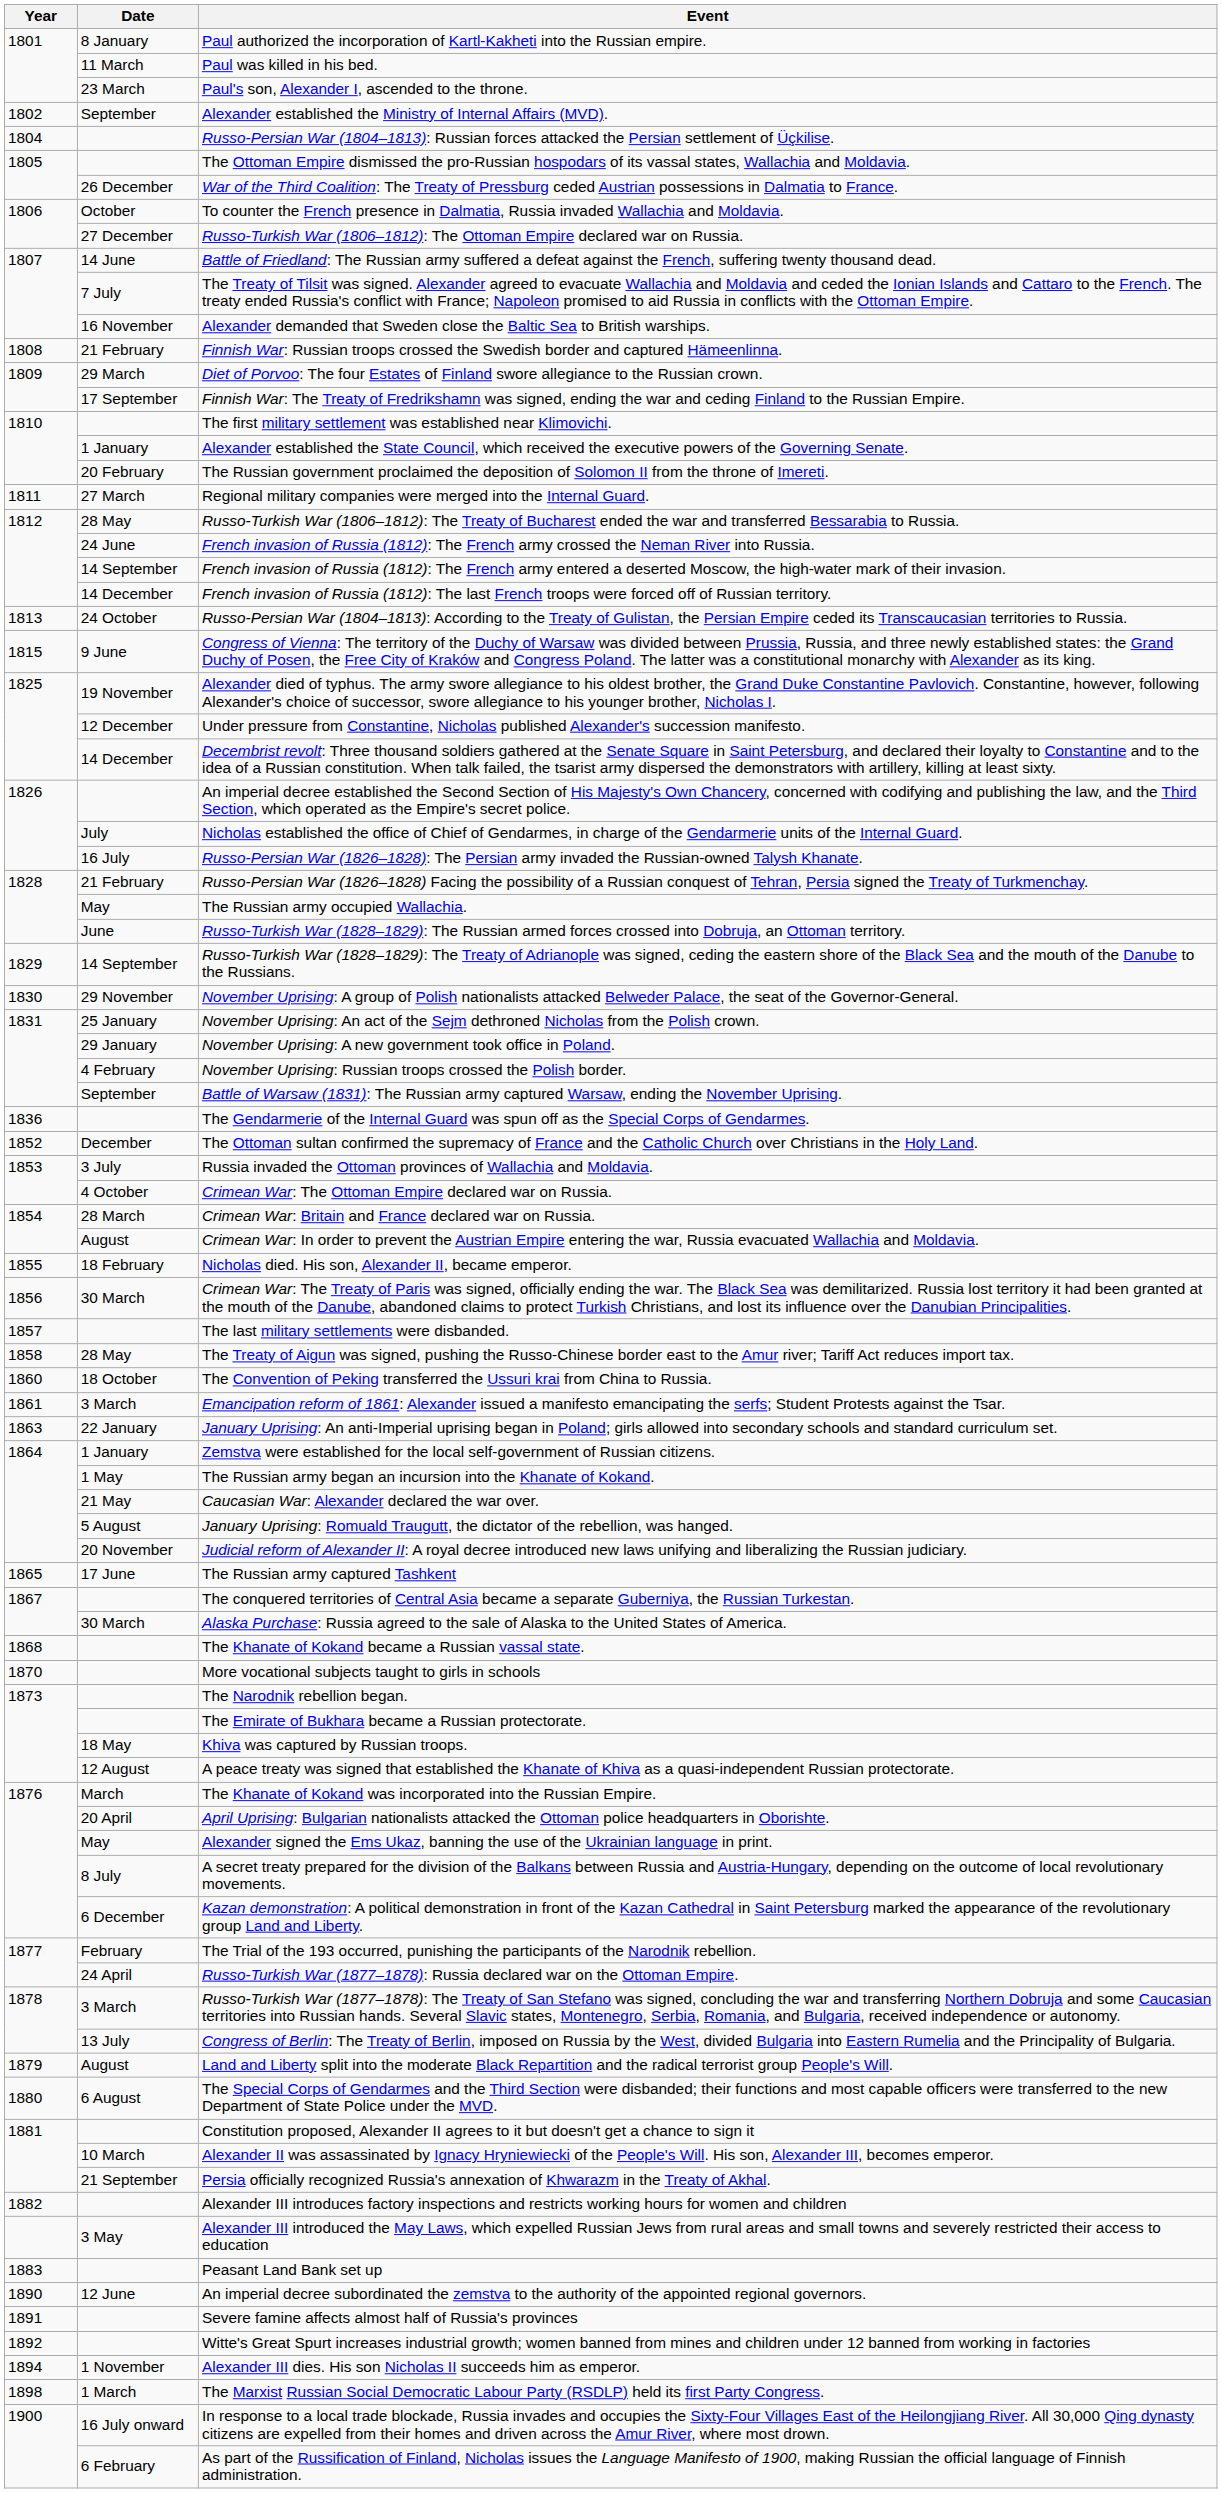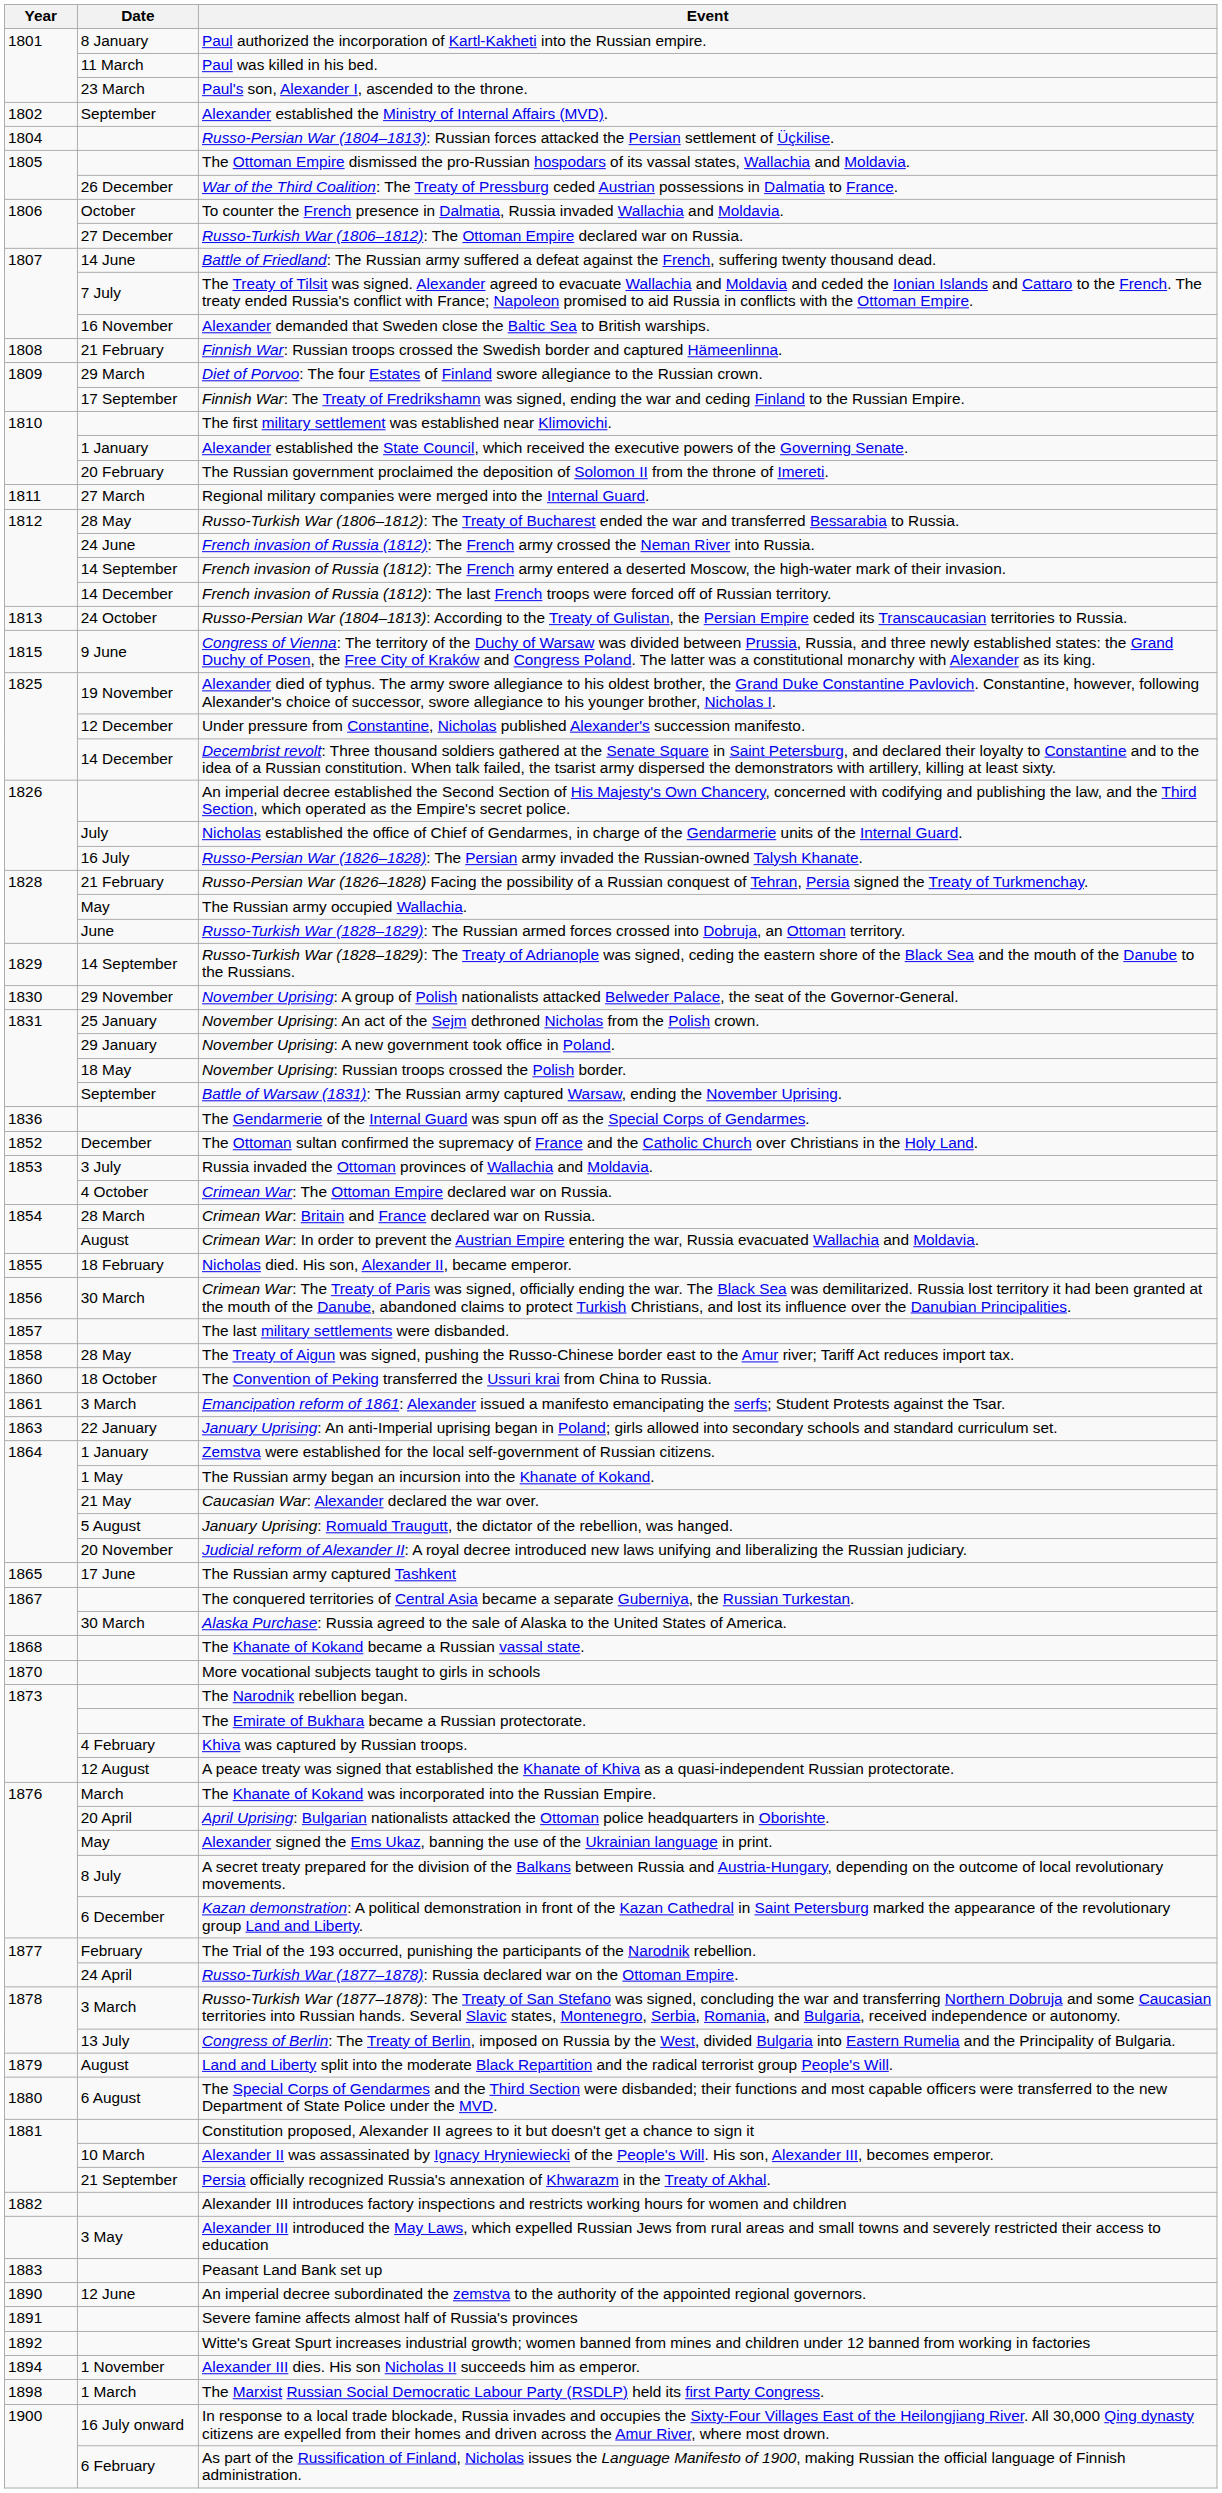(118, 1070) 4 February -> (106, 1070) 18 May
(106, 1745) 18 May -> (118, 1745) 4 February
